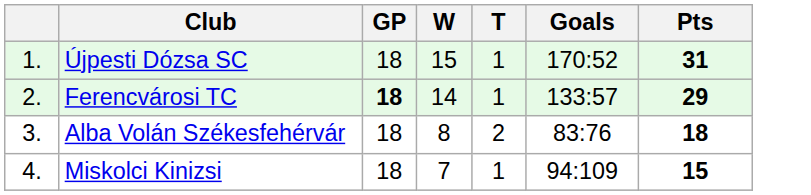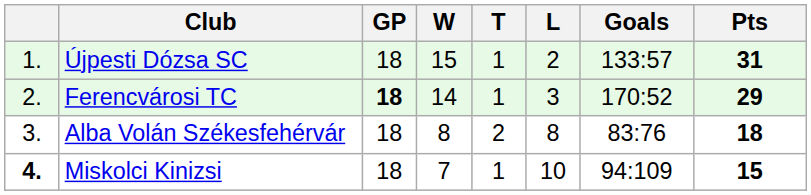+ column: (553, 23)
(582, 60) 170:52 -> (637, 60) 133:57
(582, 97) 133:57 -> (637, 97) 170:52
(32, 171) normal -> (32, 171) bold
